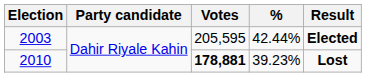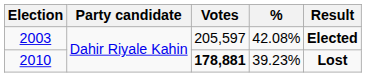(220, 38) 205,595 -> (220, 38) 205,597
(276, 38) 42.44% -> (276, 38) 42.08%
